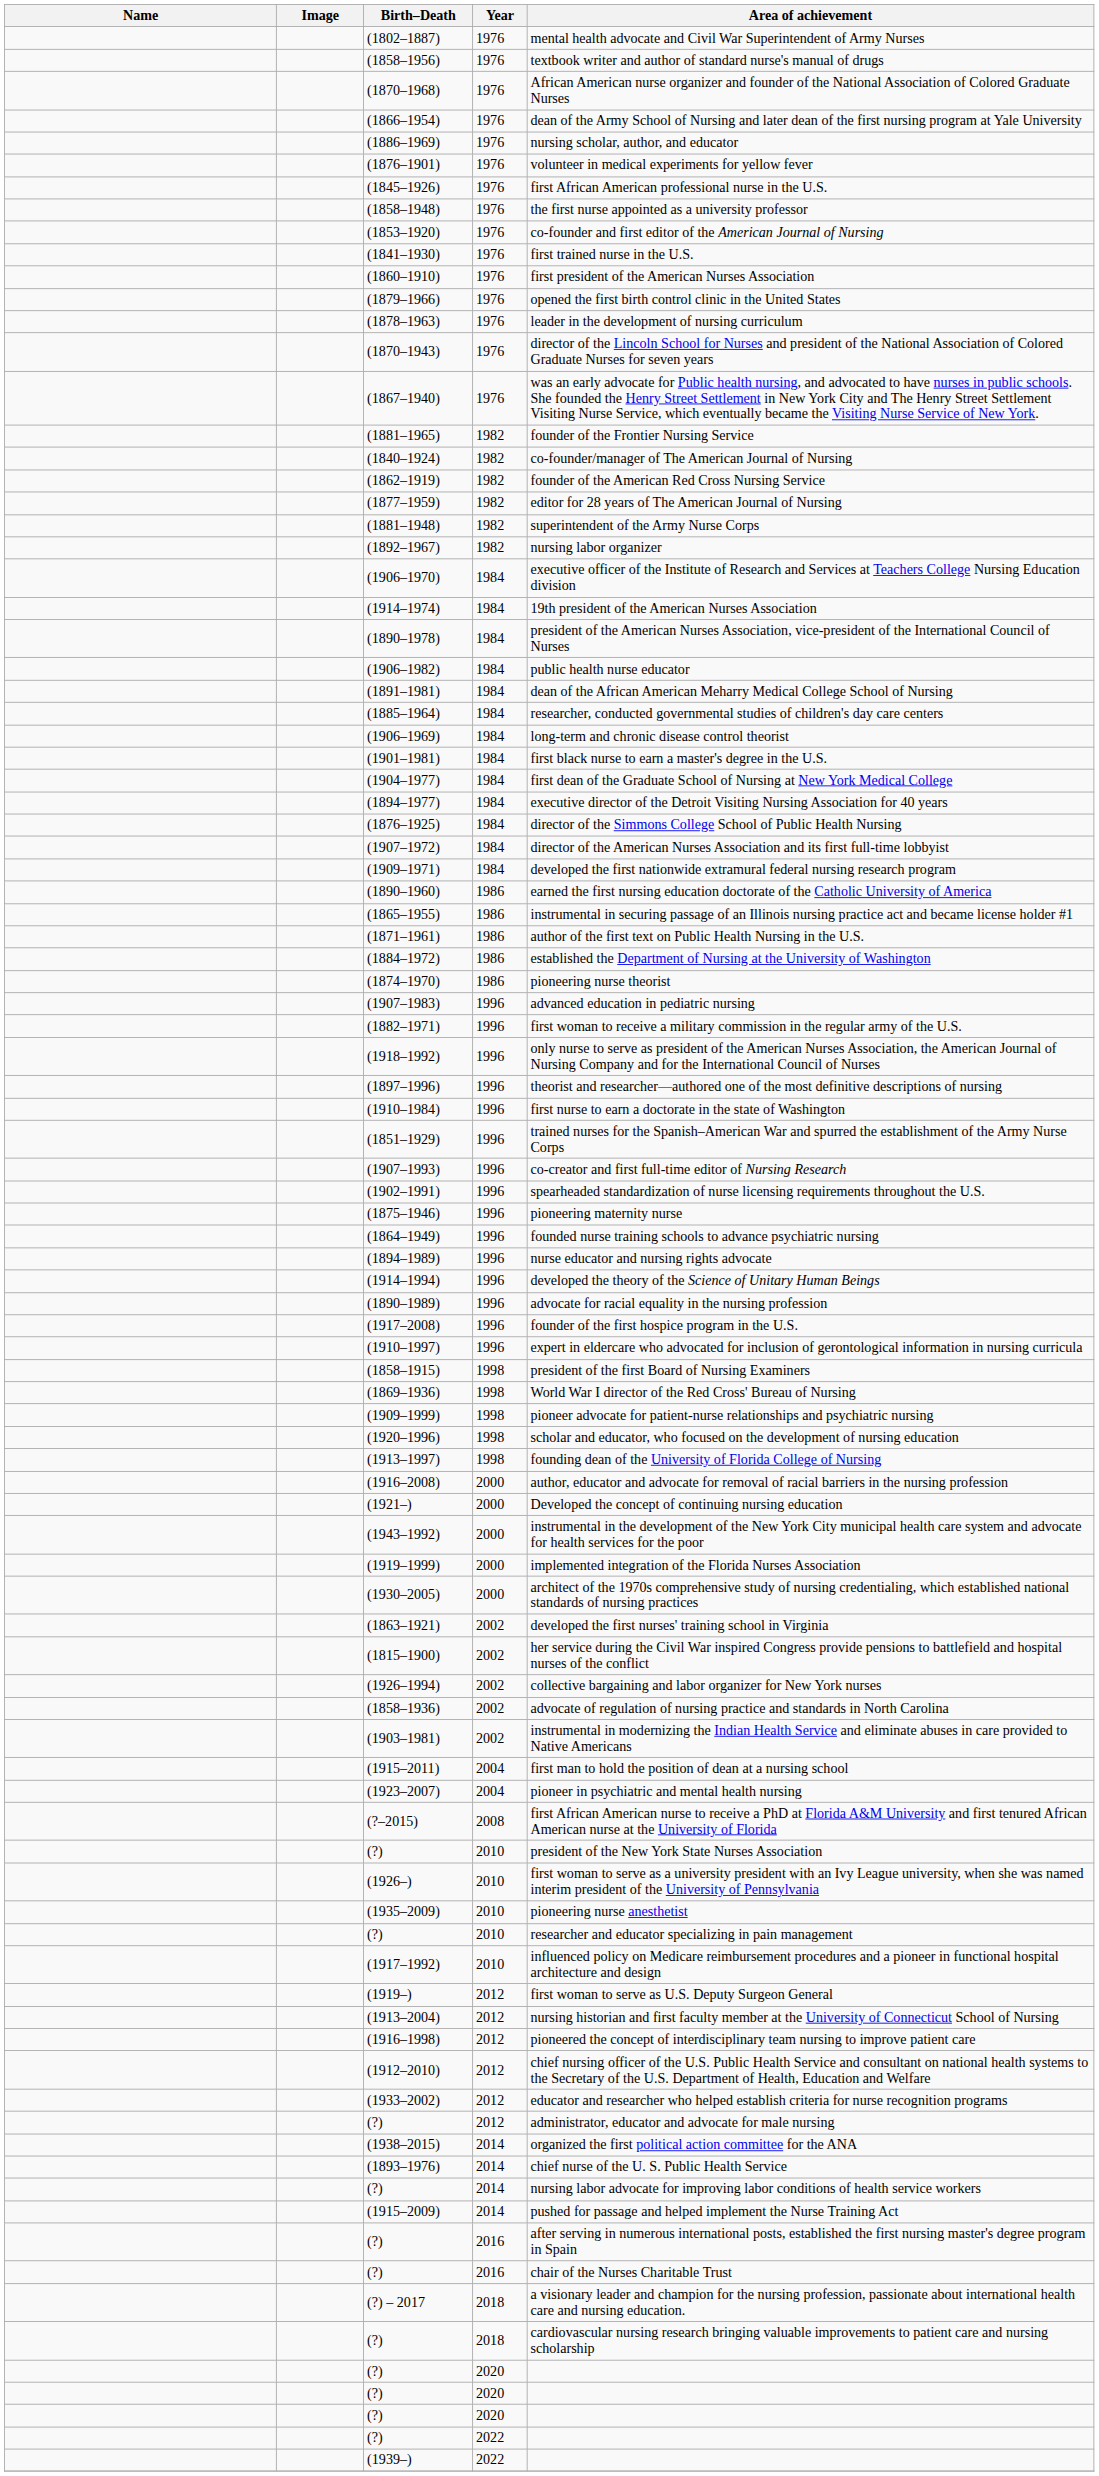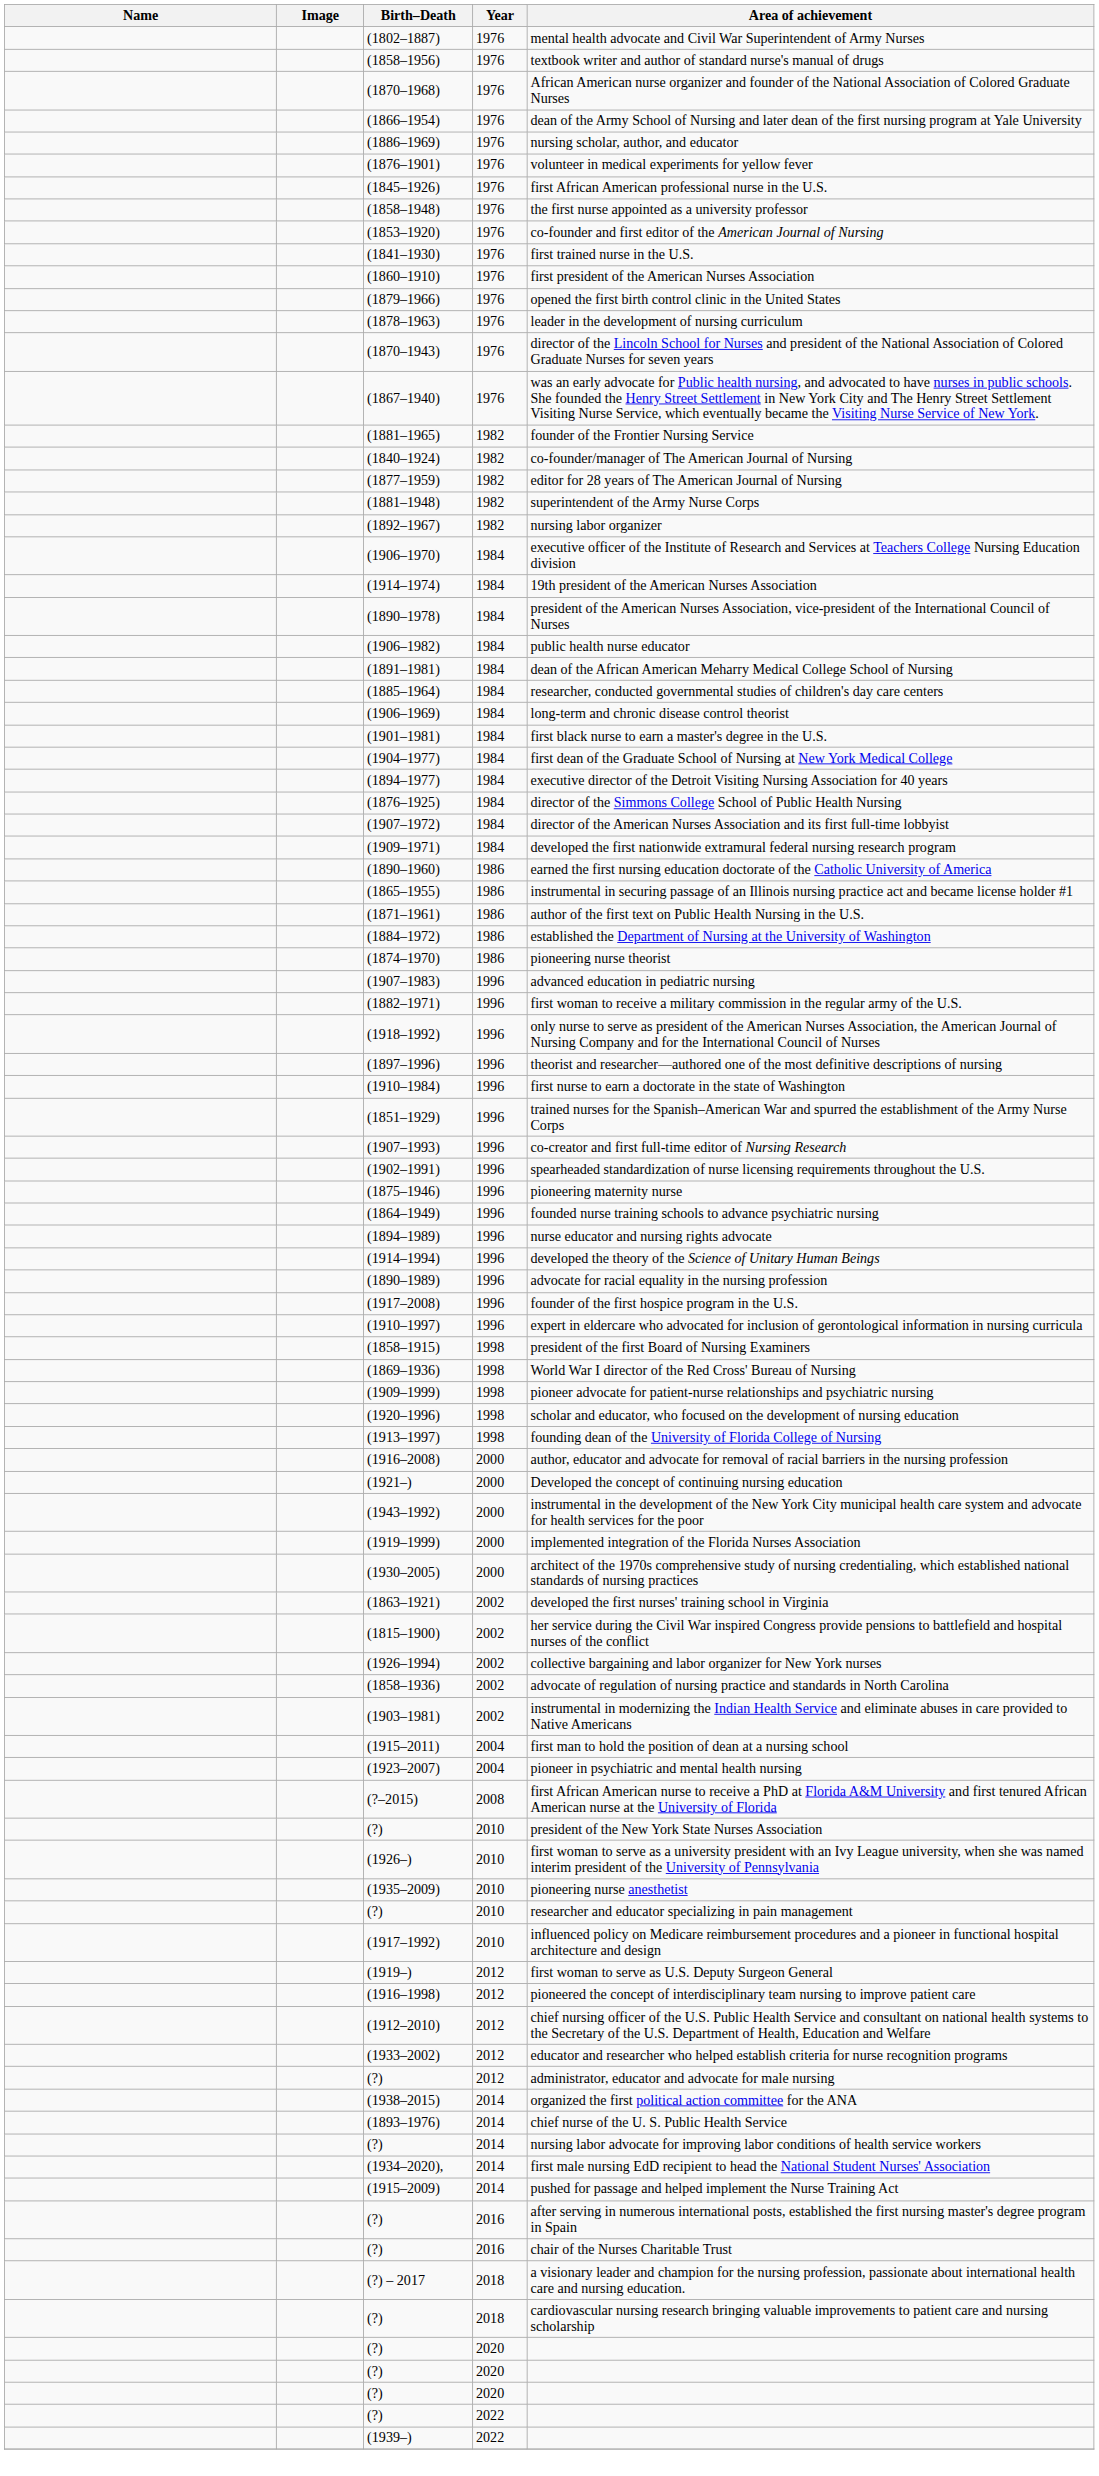- row: (403, 480)
- row: (403, 2017)
+ row: (405, 2167)
